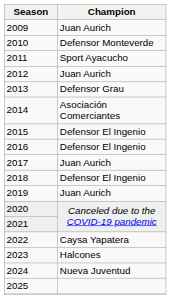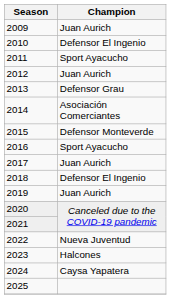(107, 43) Defensor Monteverde -> (103, 43) Defensor El Ingenio
(103, 131) Defensor El Ingenio -> (107, 131) Defensor Monteverde
(103, 147) Defensor El Ingenio -> (94, 147) Sport Ayacucho
(94, 239) Caysa Yapatera -> (95, 239) Nueva Juventud
(95, 270) Nueva Juventud -> (94, 270) Caysa Yapatera
